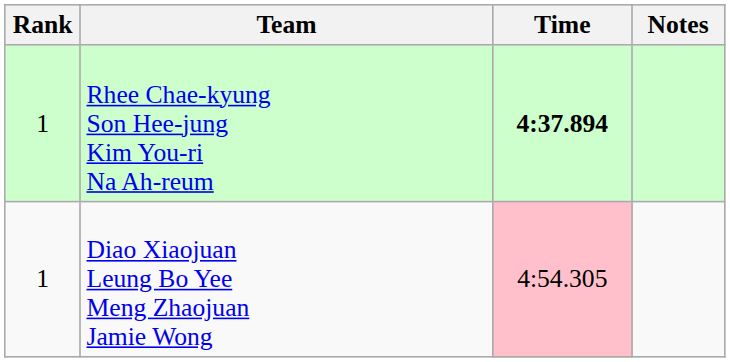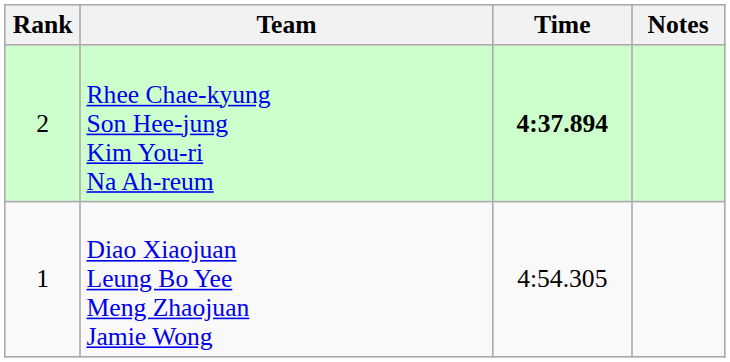(43, 123) 1 -> (43, 123) 2
(562, 278) pink background -> (562, 278) no background
